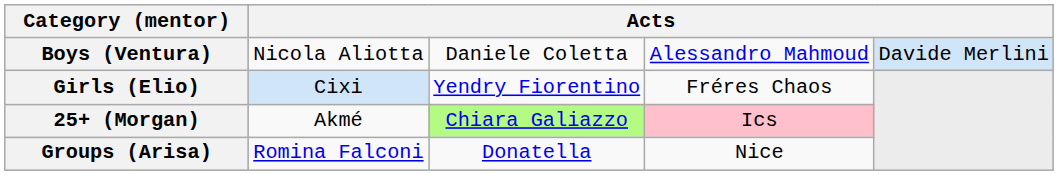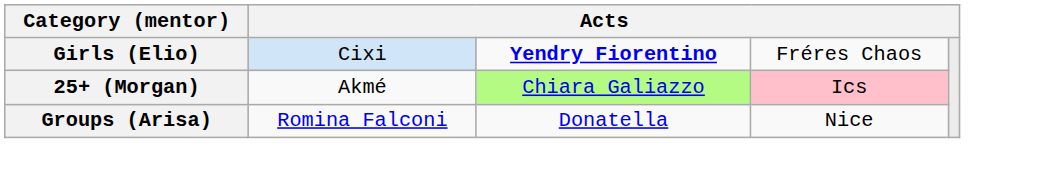- row: (127, 54)
(537, 87) normal -> (614, 54) bold
